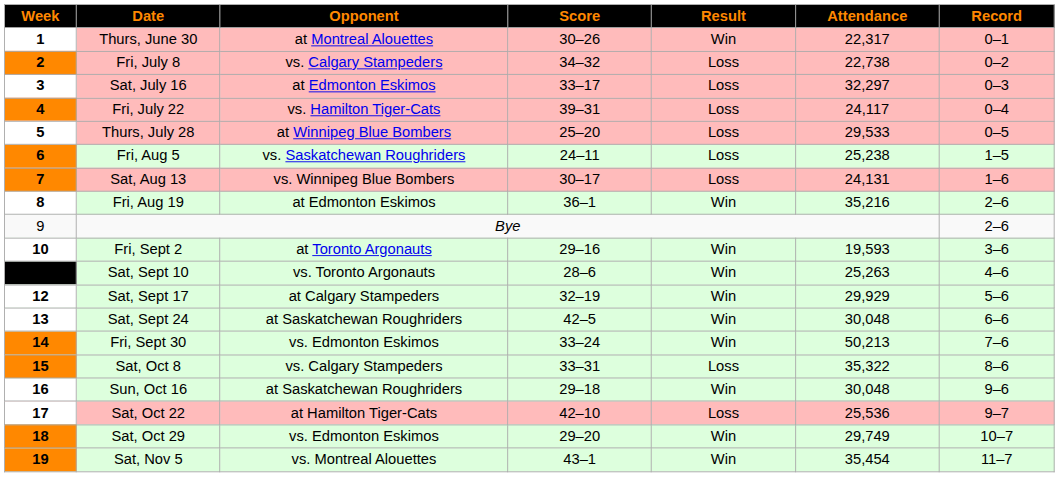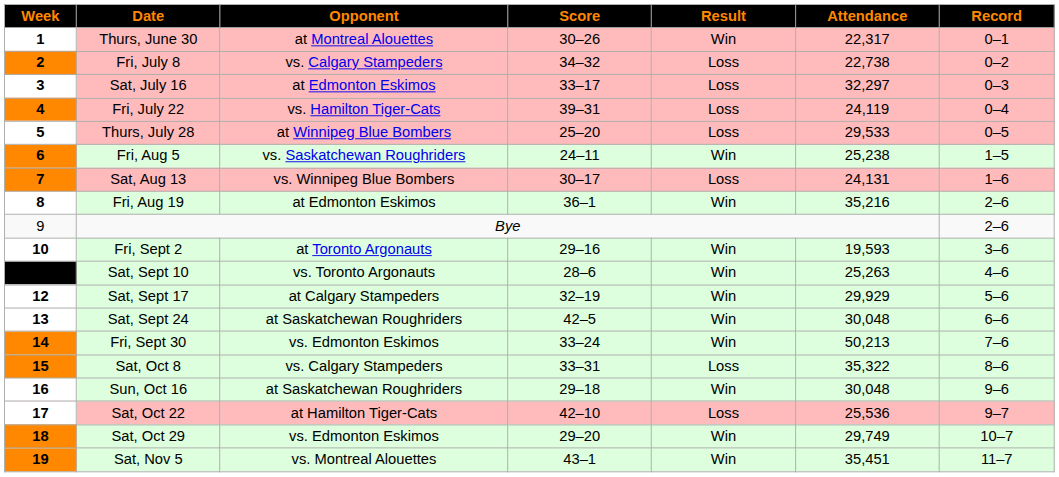(867, 109) 24,117 -> (867, 109) 24,119
(723, 156) Loss -> (723, 156) Win
(867, 459) 35,454 -> (867, 459) 35,451
